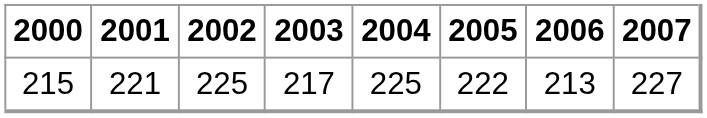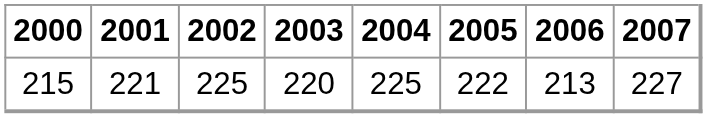(309, 83) 217 -> (309, 83) 220
